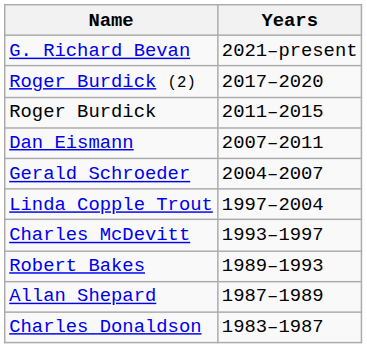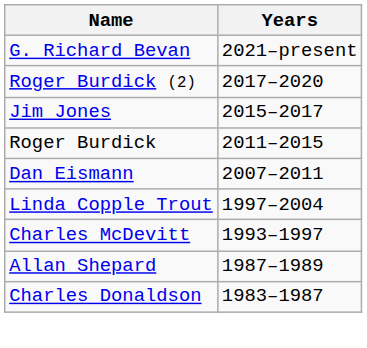+ row: (60, 112)
- row: (100, 174)
- row: (77, 266)
